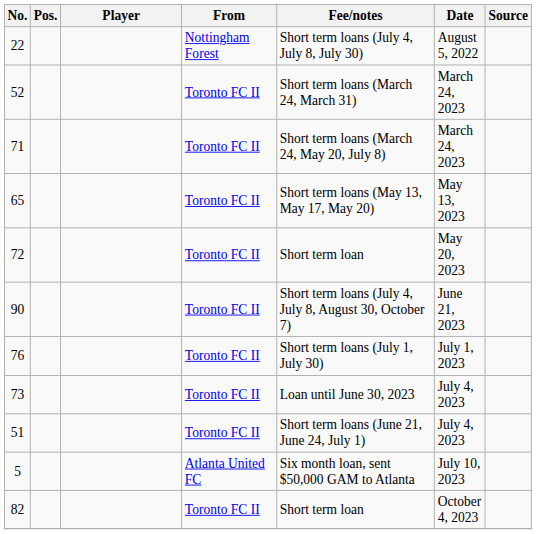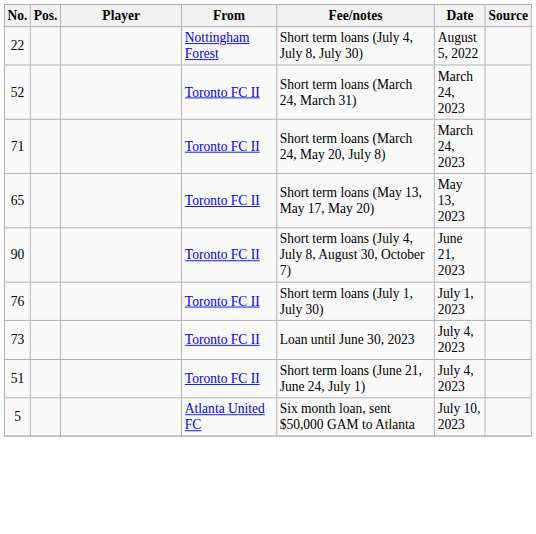- row: (18, 255)
- row: (18, 509)
